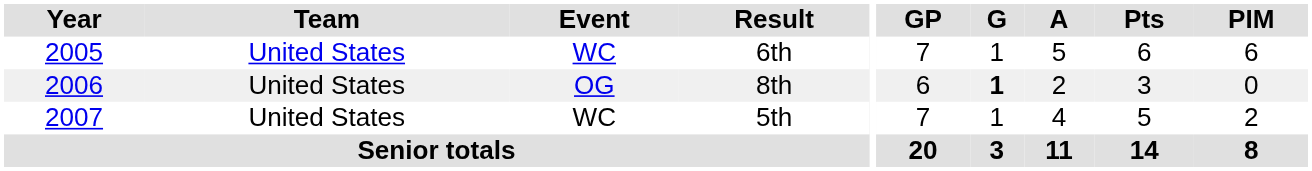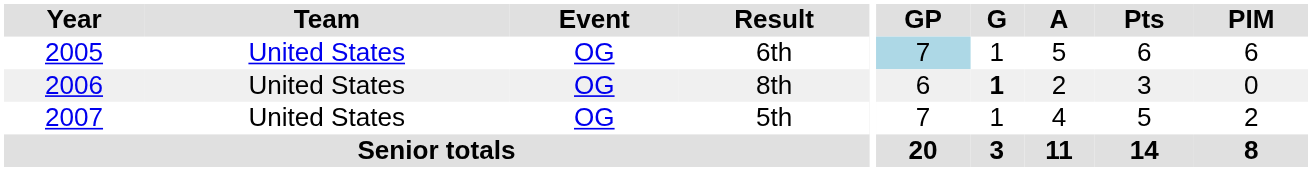(594, 52) WC -> (594, 52) OG
(923, 52) no background -> (923, 52) lightblue background
(594, 117) WC -> (594, 117) OG
